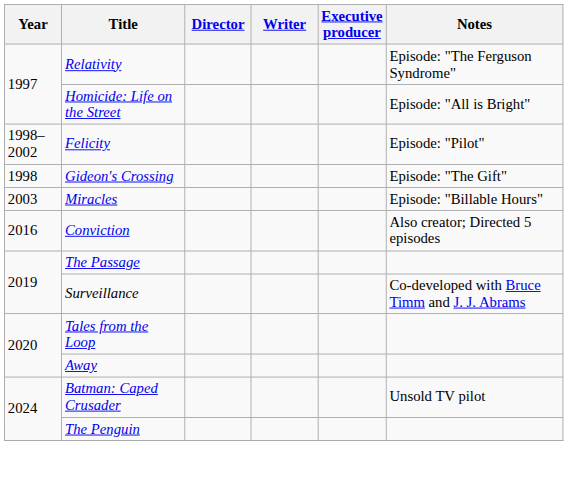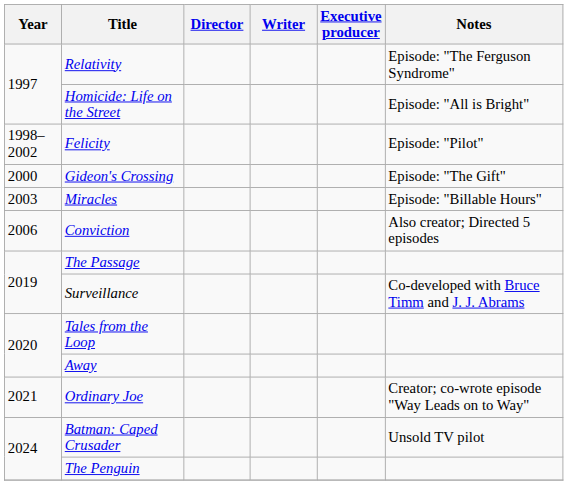(23, 175) 1998 -> (23, 175) 2000
(23, 230) 2016 -> (23, 230) 2006
+ row: (104, 397)
